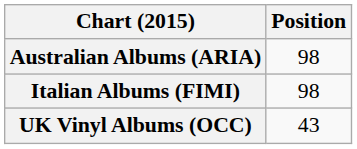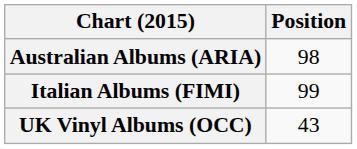(309, 90) 98 -> (309, 90) 99
